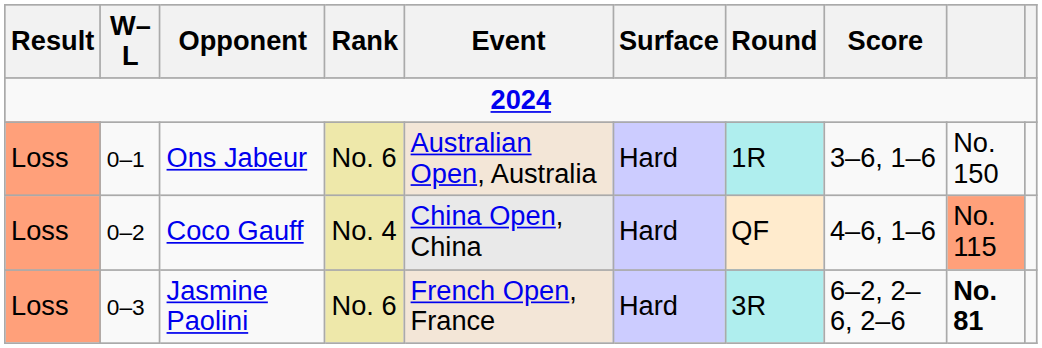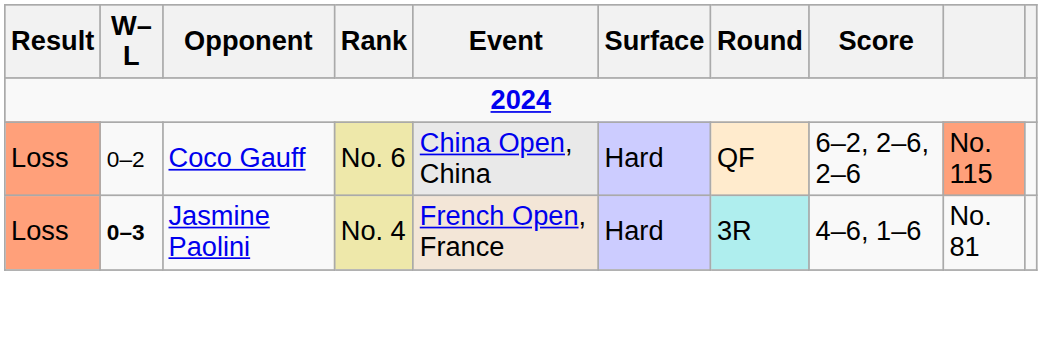- row: (237, 158)
(364, 231) No. 4 -> (373, 158) No. 6
(883, 231) 4–6, 1–6 -> (872, 158) 6–2, 2–6, 2–6
(126, 307) normal -> (126, 231) bold
(364, 305) No. 6 -> (373, 231) No. 4
(875, 305) 6–2, 2–6, 2–6 -> (868, 231) 4–6, 1–6
(975, 305) bold -> (971, 231) normal
